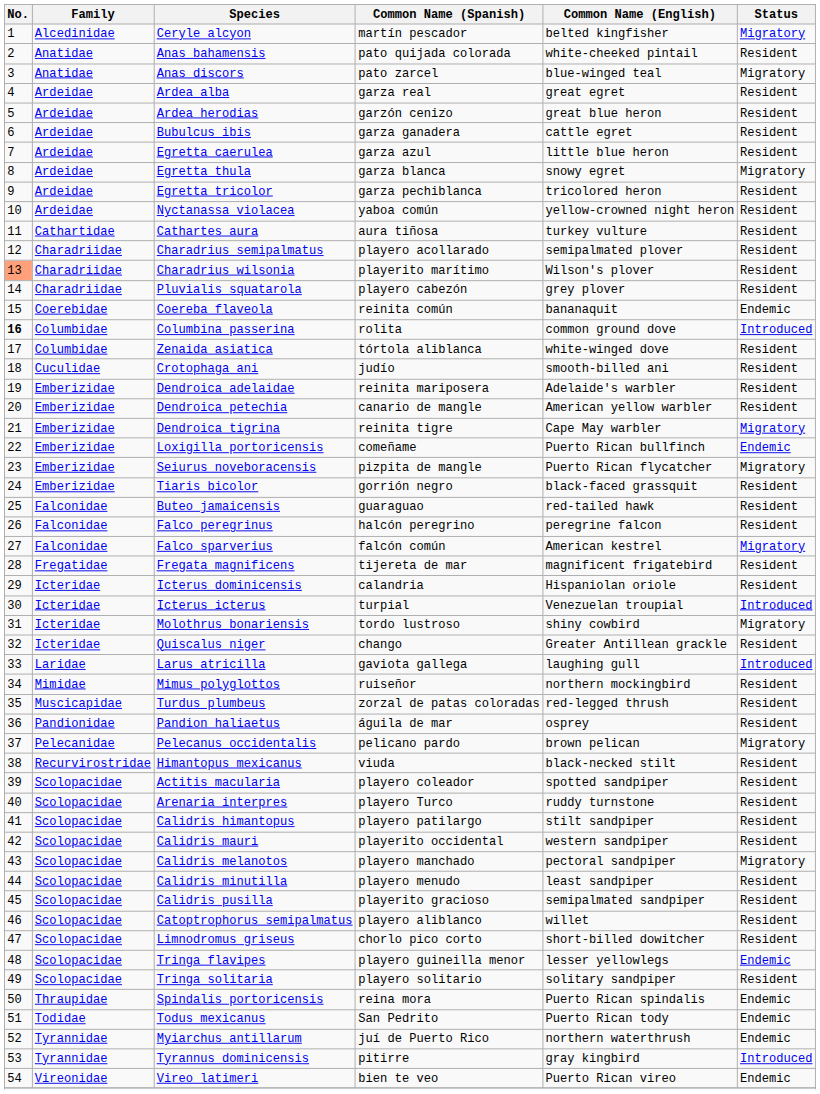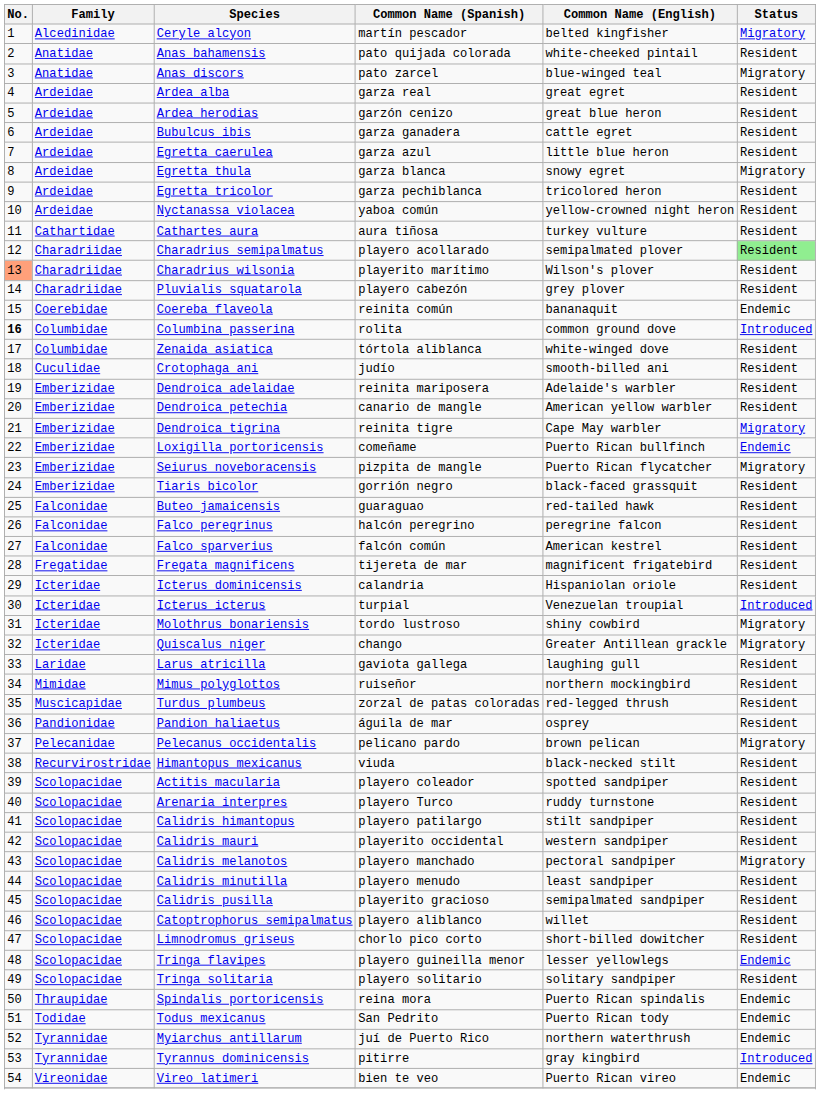(769, 251) no background -> (769, 251) lightgreen background
(773, 546) Migratory -> (769, 546) Resident
(769, 645) Resident -> (773, 645) Migratory
(776, 665) Introduced -> (769, 665) Resident
